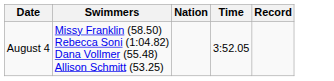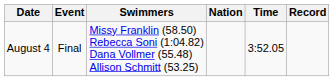+ column: (70, 13)
